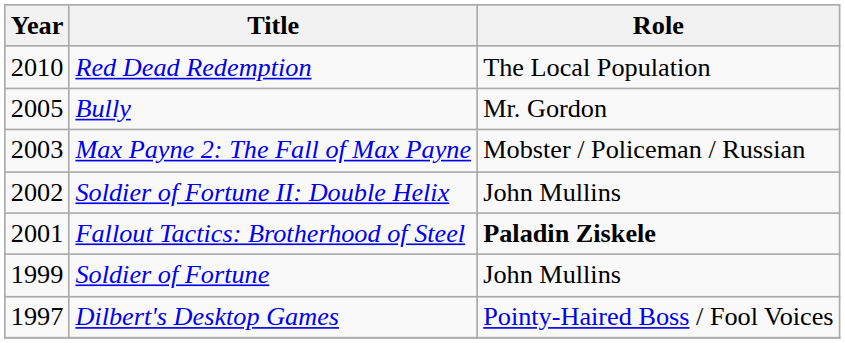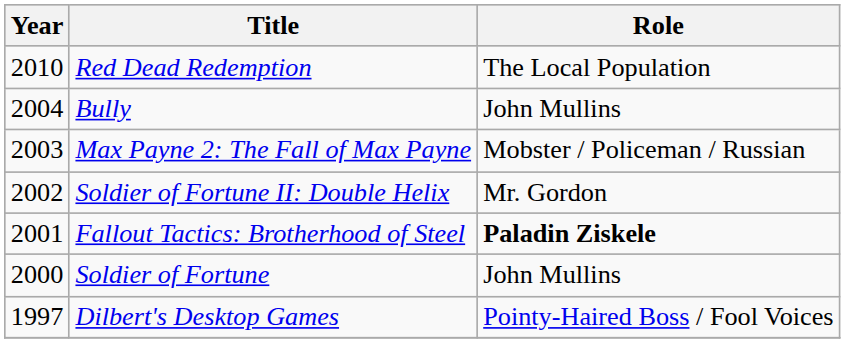(37, 108) 2005 -> (37, 108) 2004
(545, 108) Mr. Gordon -> (552, 108) John Mullins
(552, 191) John Mullins -> (545, 191) Mr. Gordon
(37, 274) 1999 -> (37, 274) 2000
